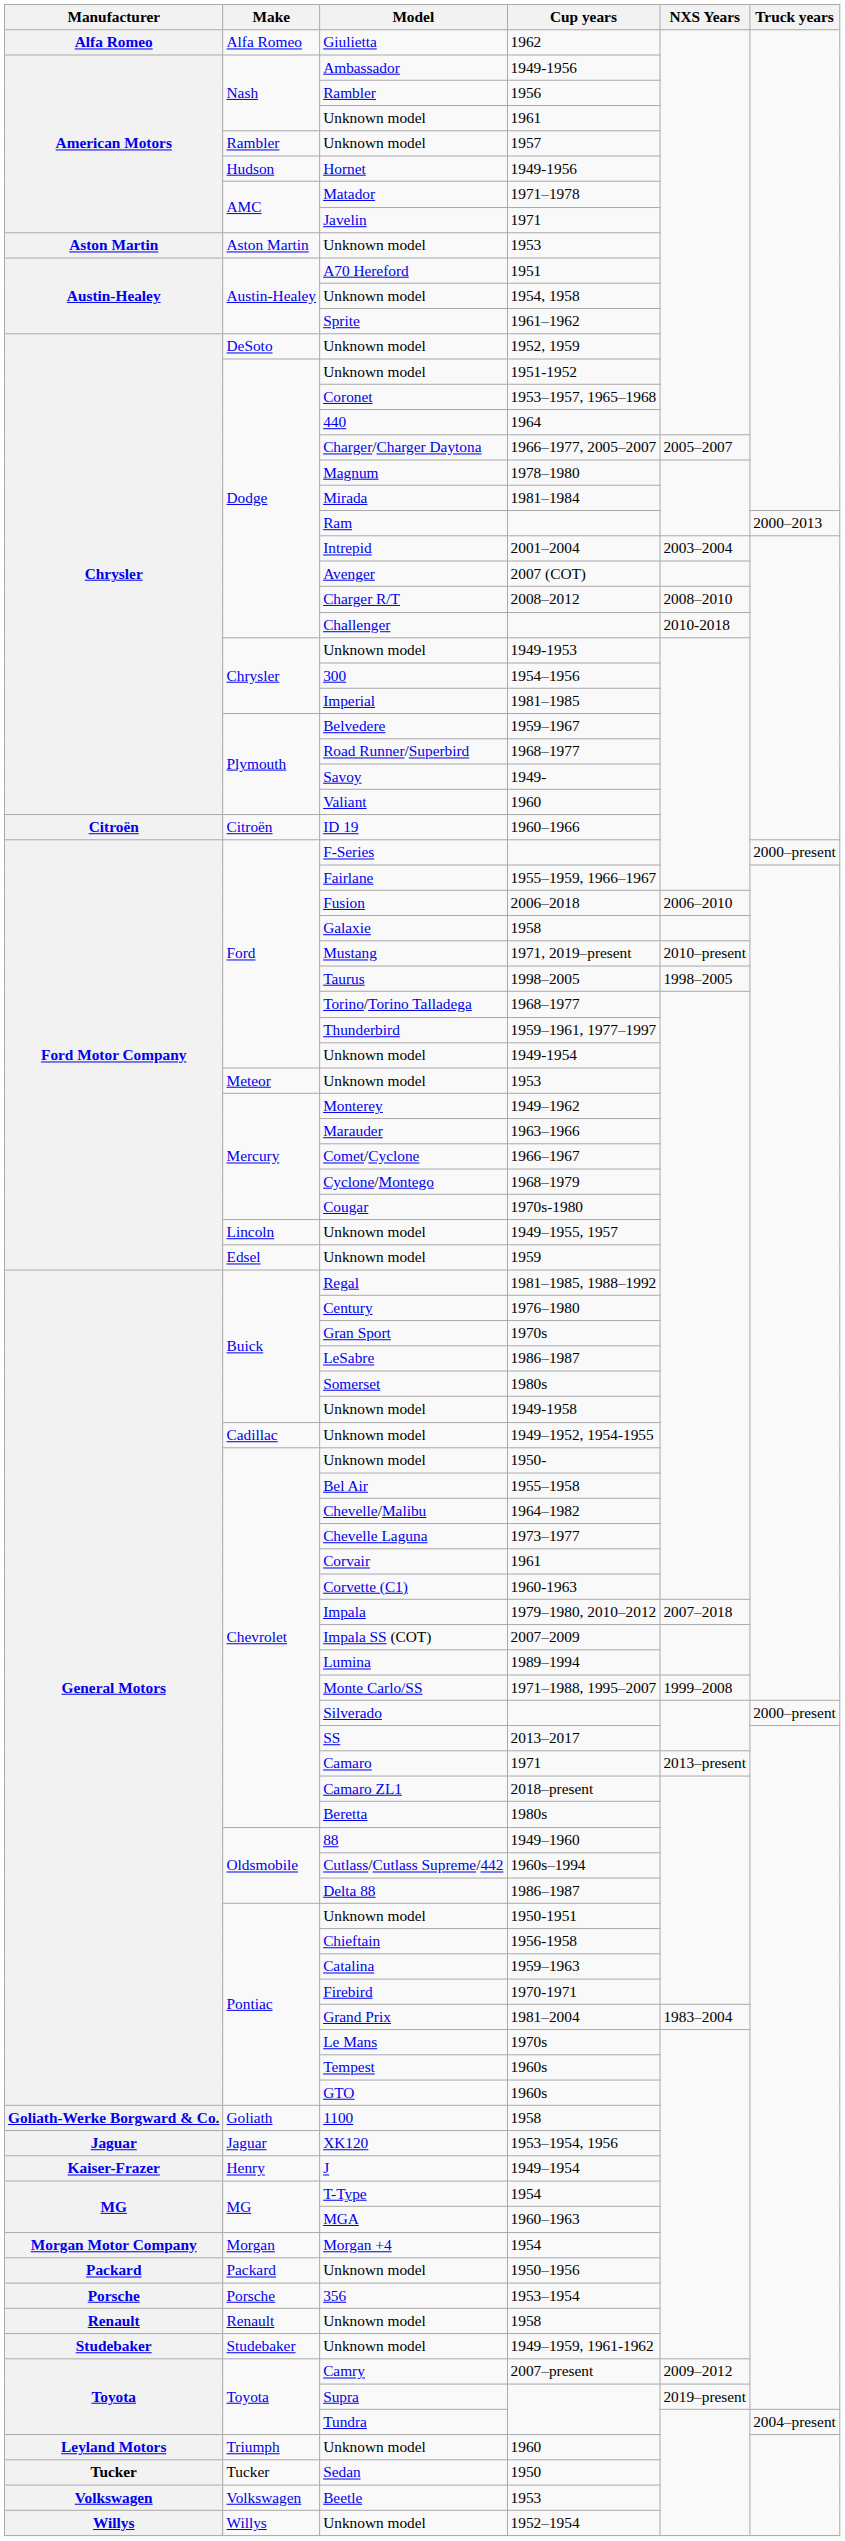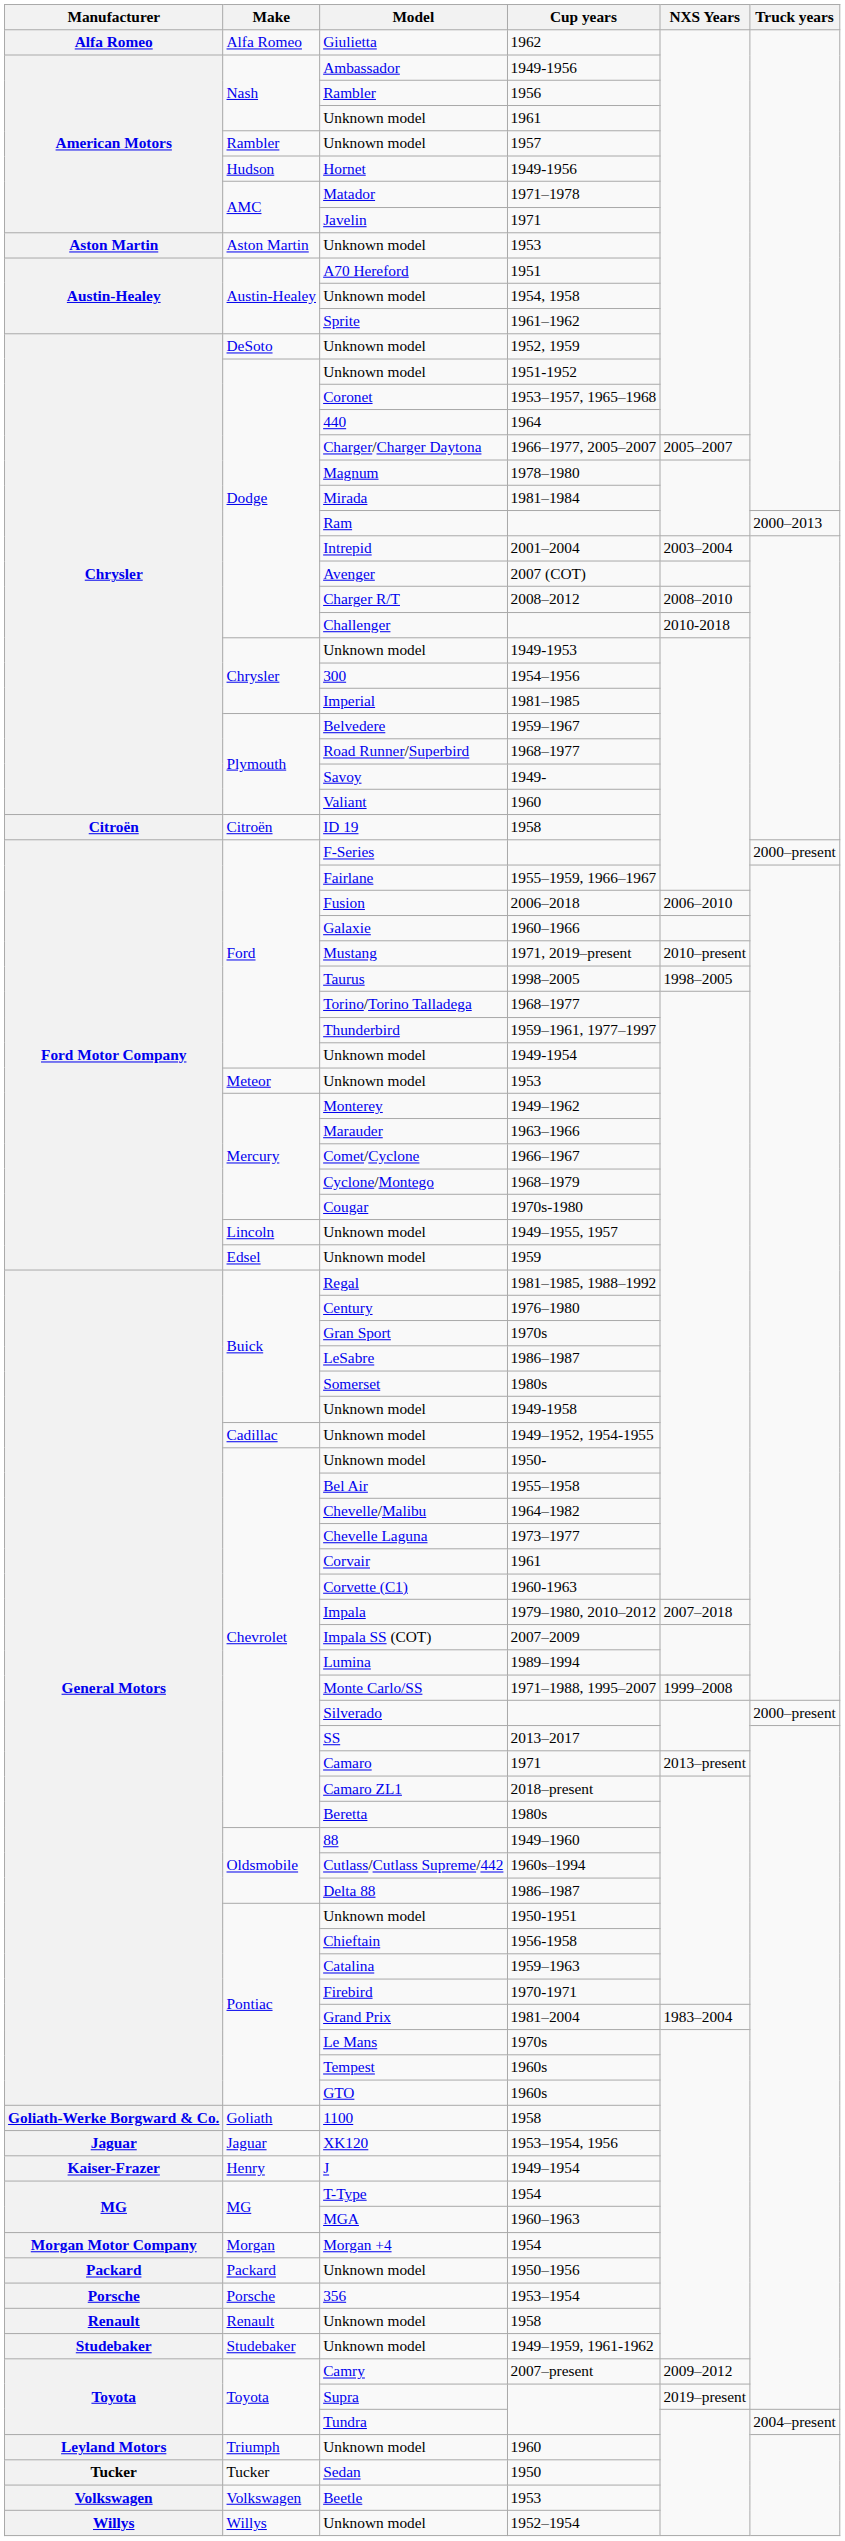(545, 827) 1960–1966 -> (526, 827) 1958
(526, 928) 1958 -> (545, 928) 1960–1966
